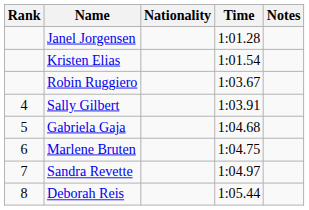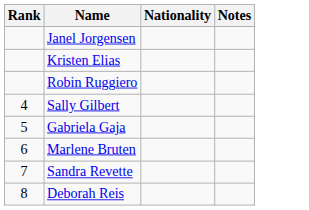- column: (239, 15)
